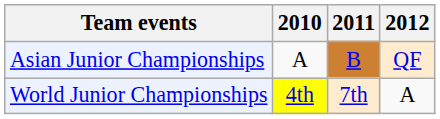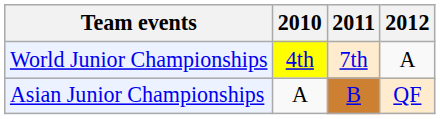rows swapped: (137, 59) <-> (139, 95)
